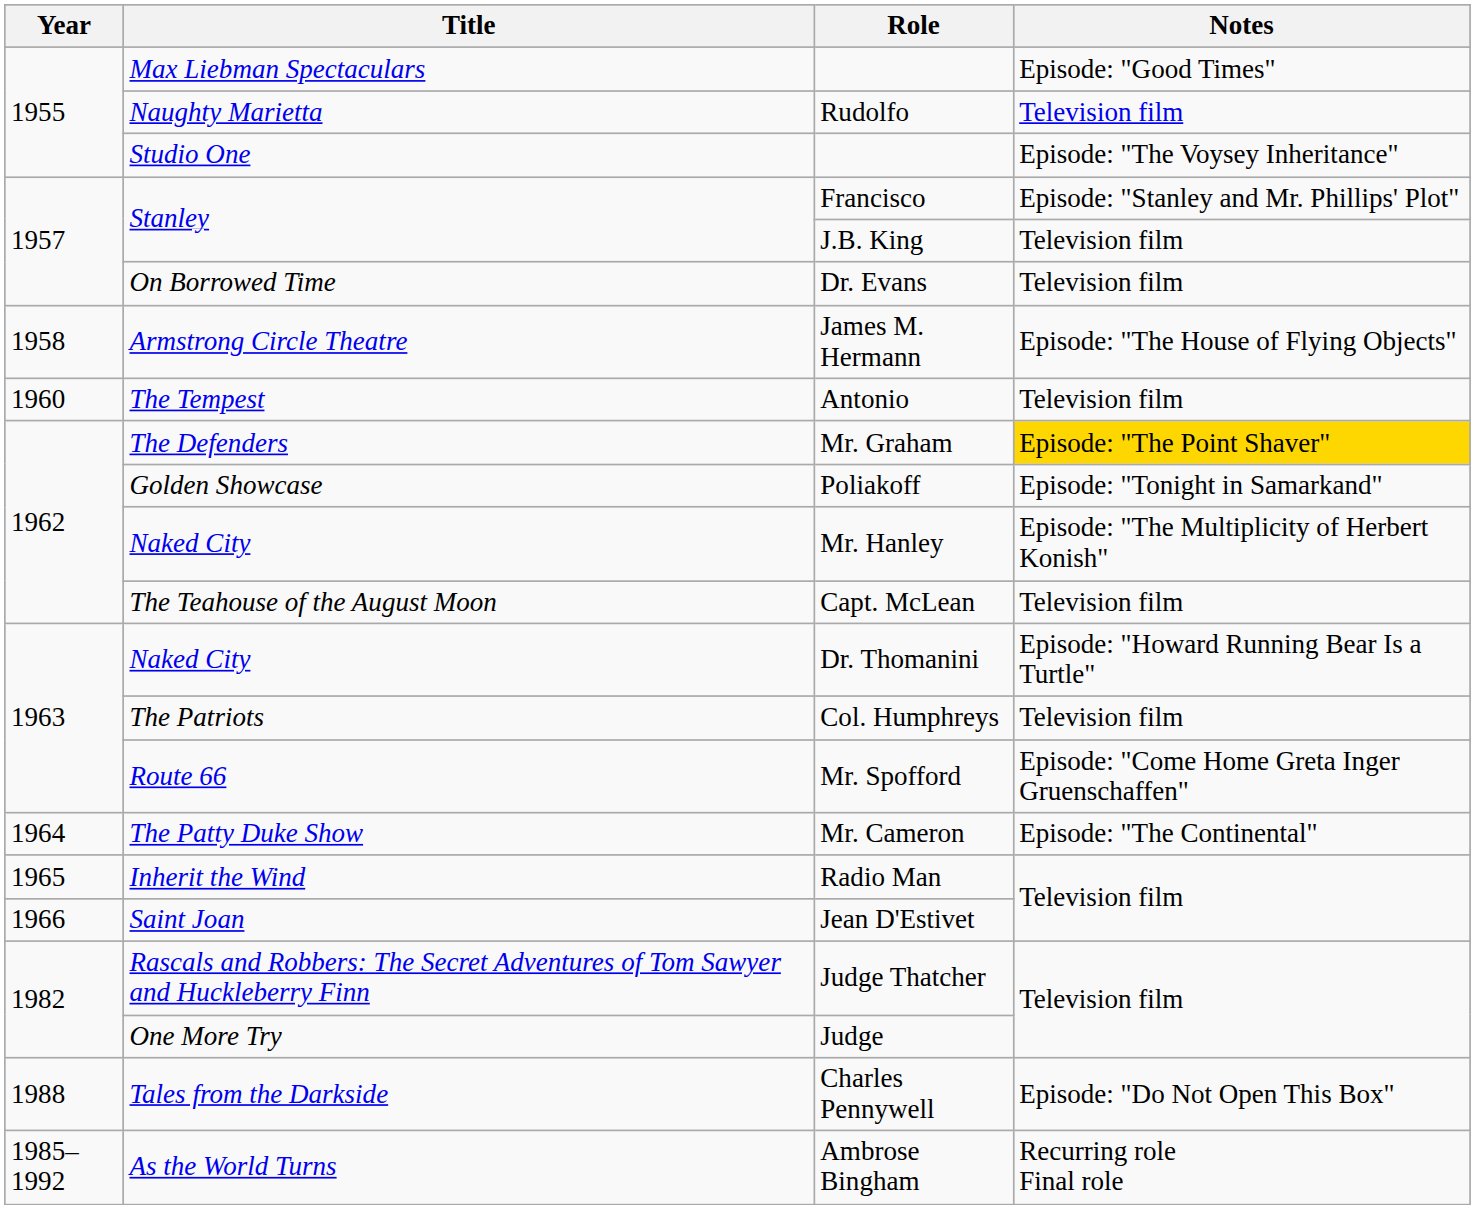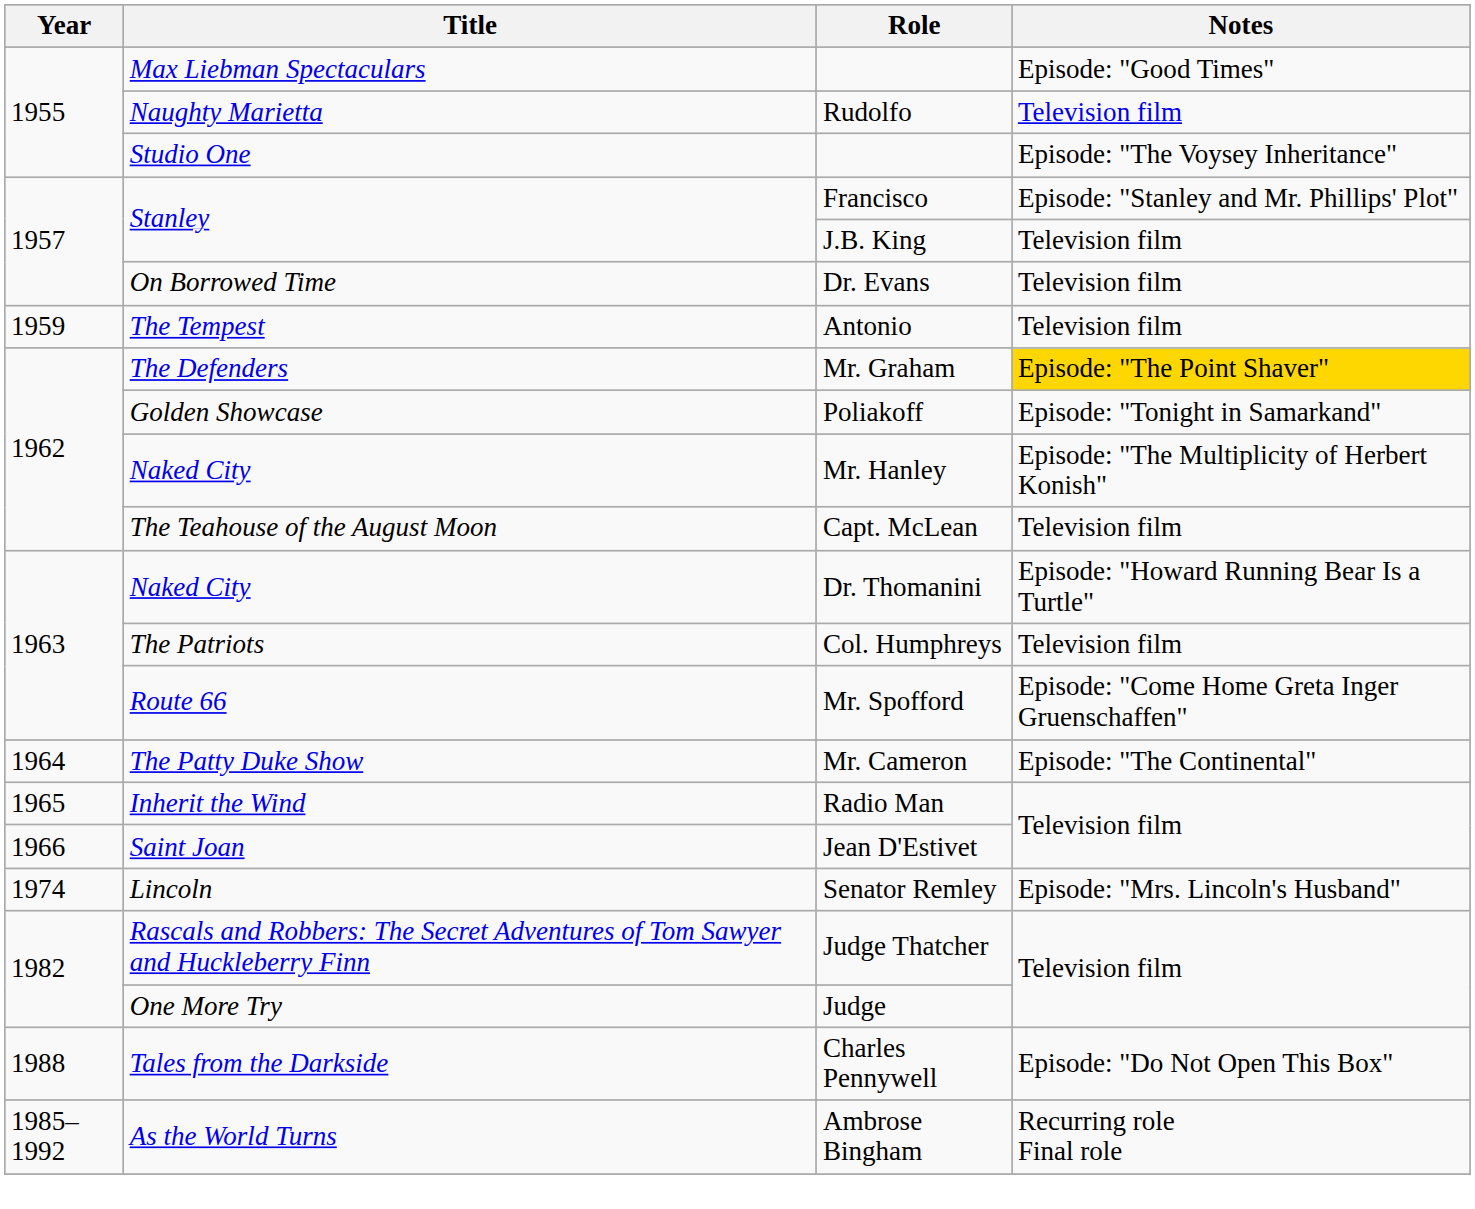- row: (268, 341)
(38, 399) 1960 -> (38, 326) 1959
+ row: (171, 889)
